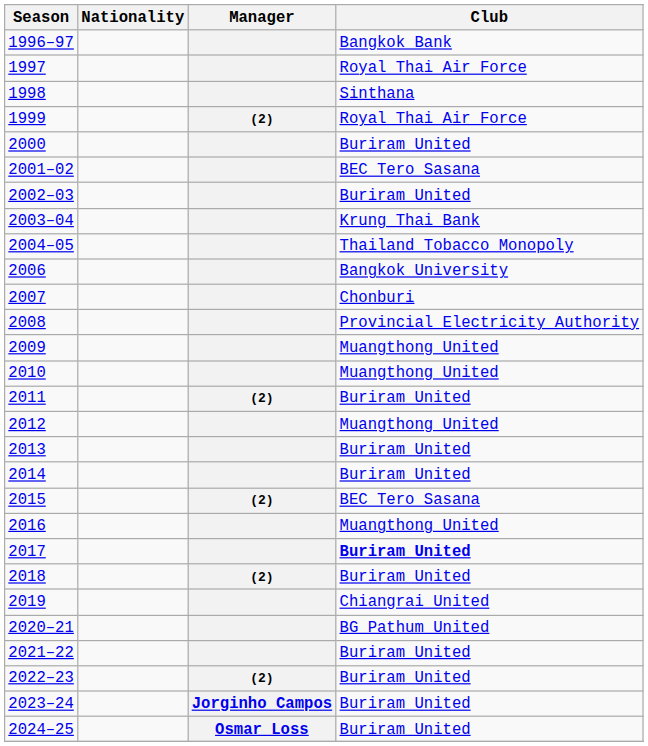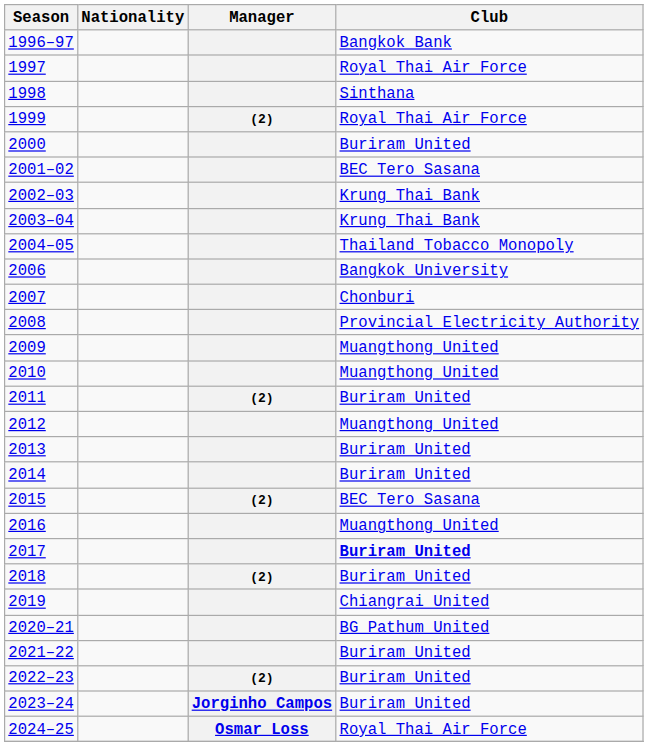(405, 195) Buriram United -> (410, 195) Krung Thai Bank
(405, 729) Buriram United -> (433, 729) Royal Thai Air Force
